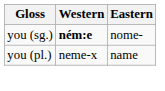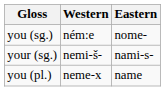(75, 34) bold -> (79, 34) normal
+ row: (32, 55)
